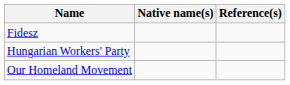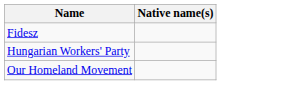- column: (250, 13)
